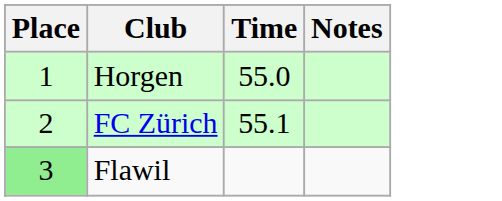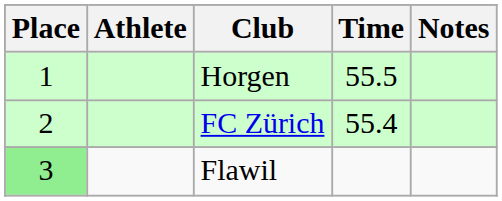+ column: (140, 28)
(264, 75) 55.0 -> (371, 75) 55.5
(264, 123) 55.1 -> (371, 123) 55.4
